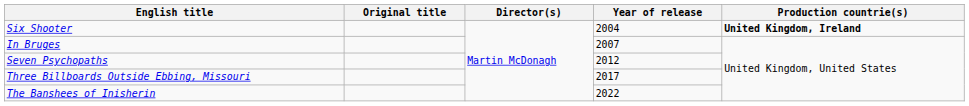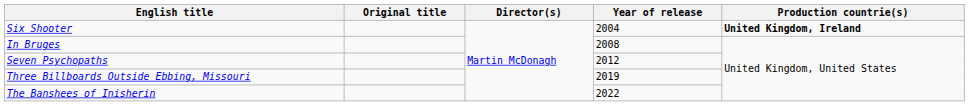(608, 45) 2007 -> (608, 45) 2008
(608, 77) 2017 -> (608, 77) 2019
